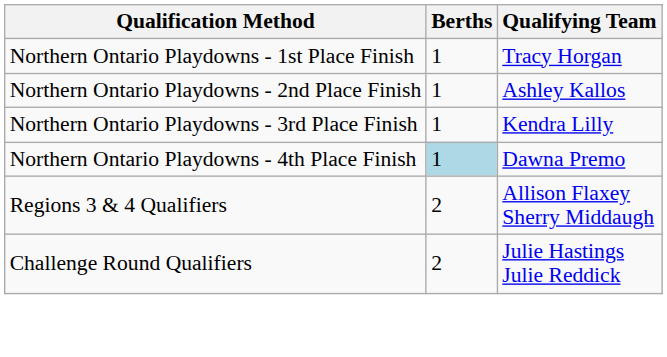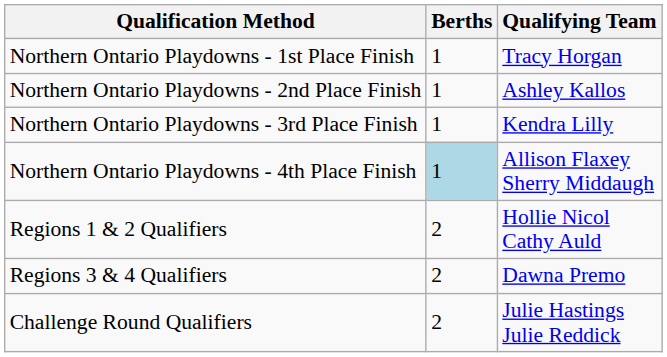(564, 158) Dawna Premo -> (578, 170) Allison Flaxey Sherry Middaugh
+ row: (118, 229)
(578, 205) Allison Flaxey Sherry Middaugh -> (564, 275) Dawna Premo
